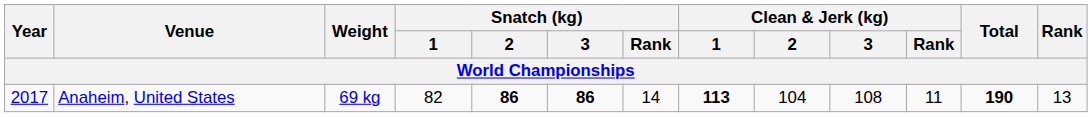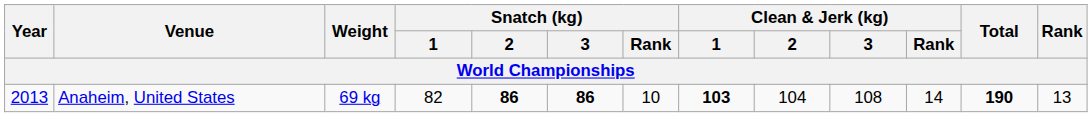(29, 97) 2017 -> (29, 97) 2013
(651, 97) 14 -> (651, 97) 10
(716, 97) 113 -> (716, 97) 103
(934, 97) 11 -> (934, 97) 14
